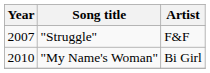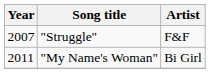(21, 57) 2010 -> (21, 57) 2011
